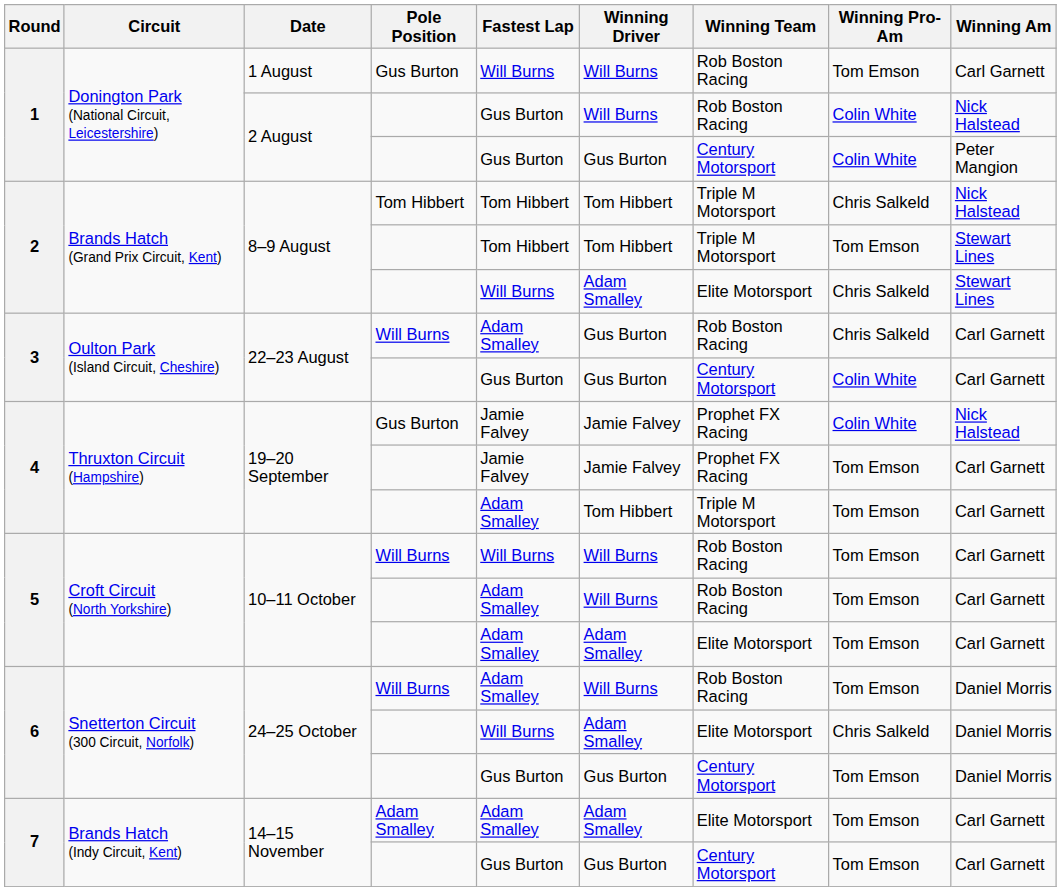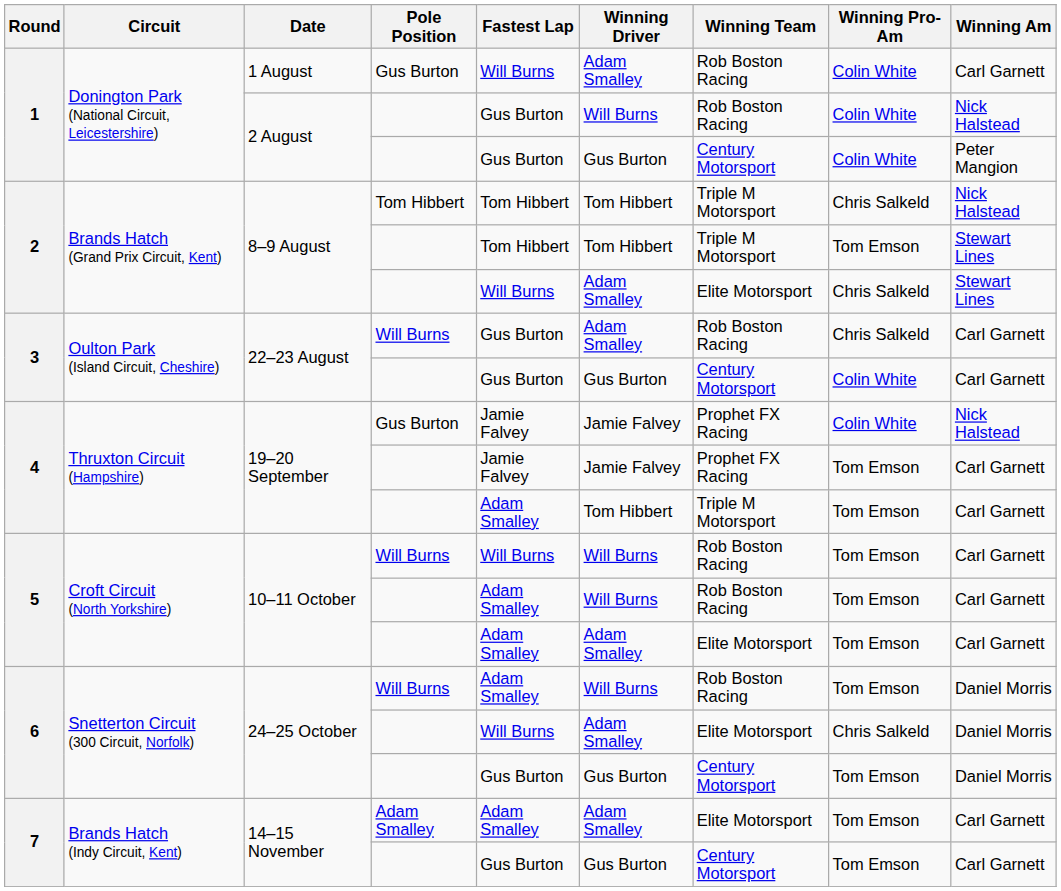(621, 70) Will Burns -> (613, 70) Adam Smalley
(876, 70) Tom Emson -> (875, 70) Colin White
(510, 335) Adam Smalley -> (522, 335) Gus Burton
(625, 335) Gus Burton -> (613, 335) Adam Smalley
